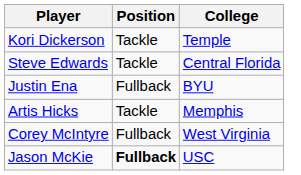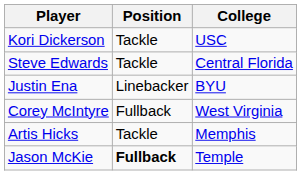(207, 39) Temple -> (211, 39) USC
(143, 87) Fullback -> (152, 87) Linebacker
rows swapped: (43, 110) <-> (58, 134)
(199, 157) USC -> (219, 157) Temple
